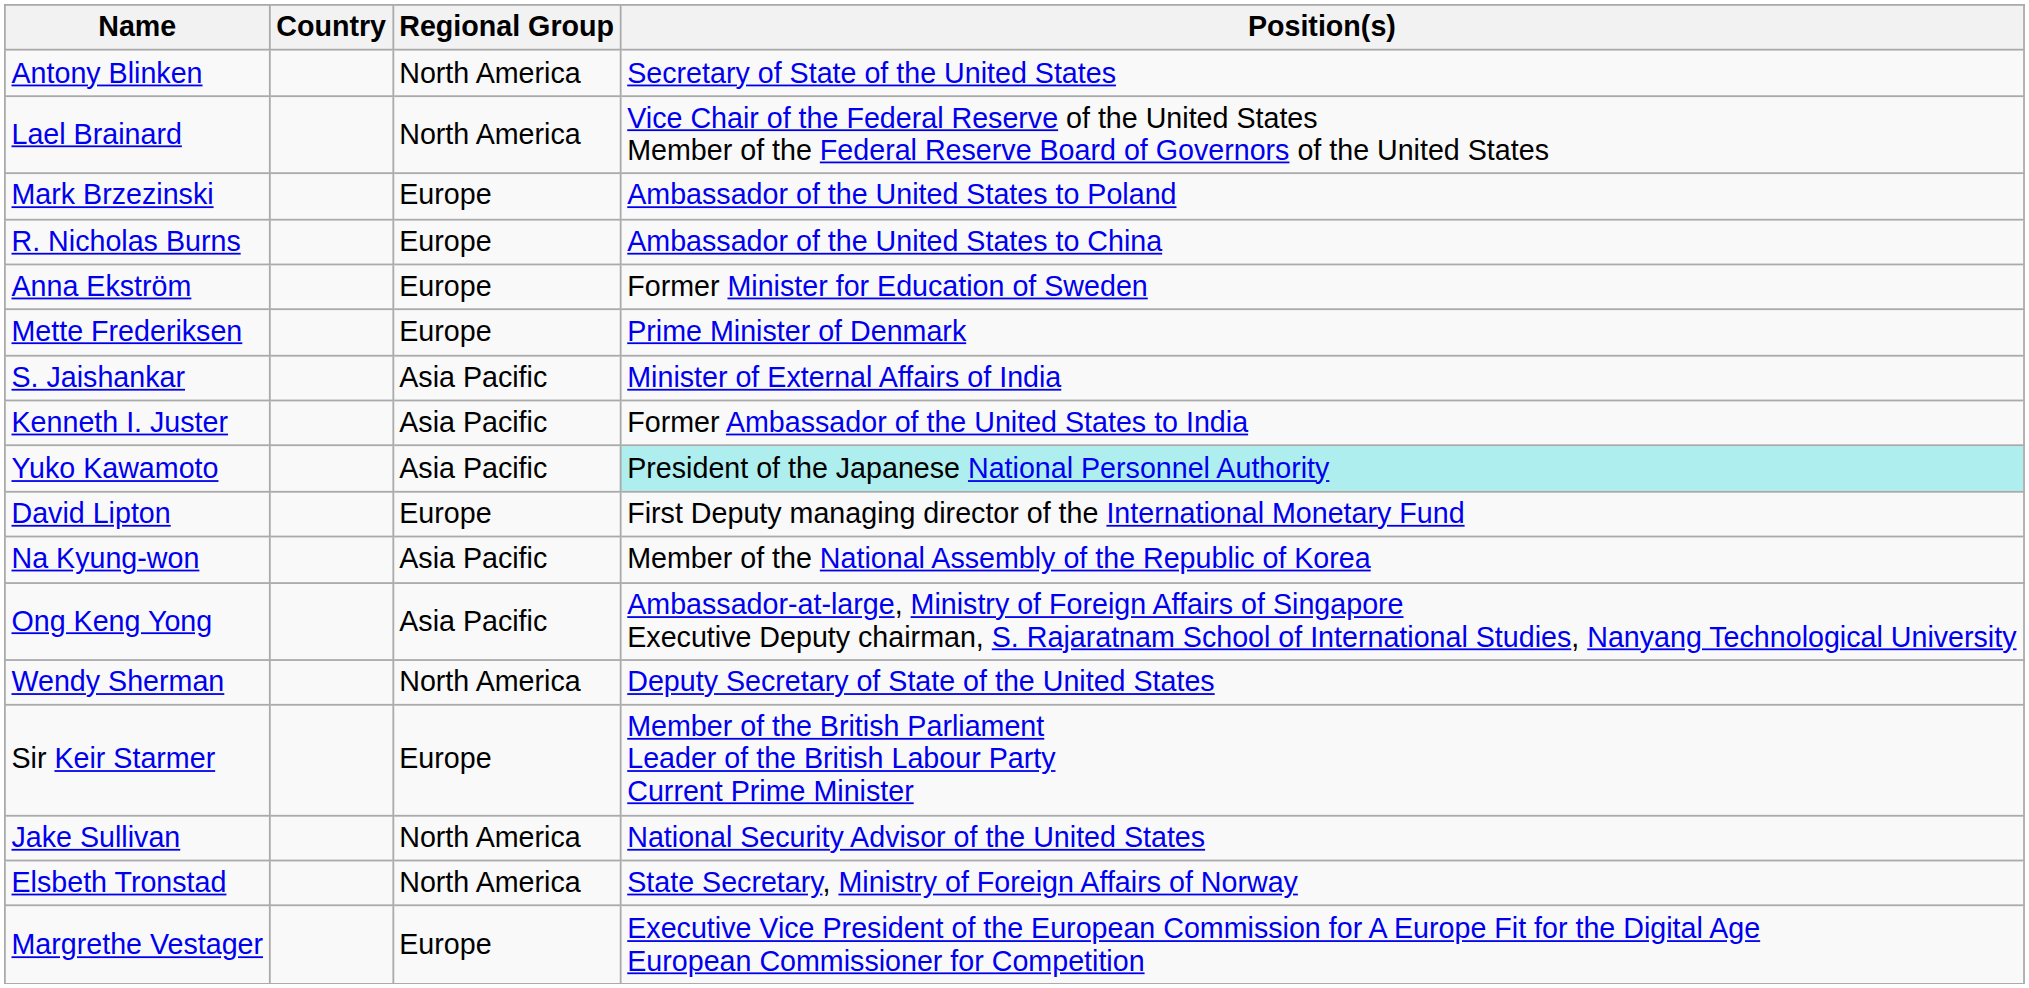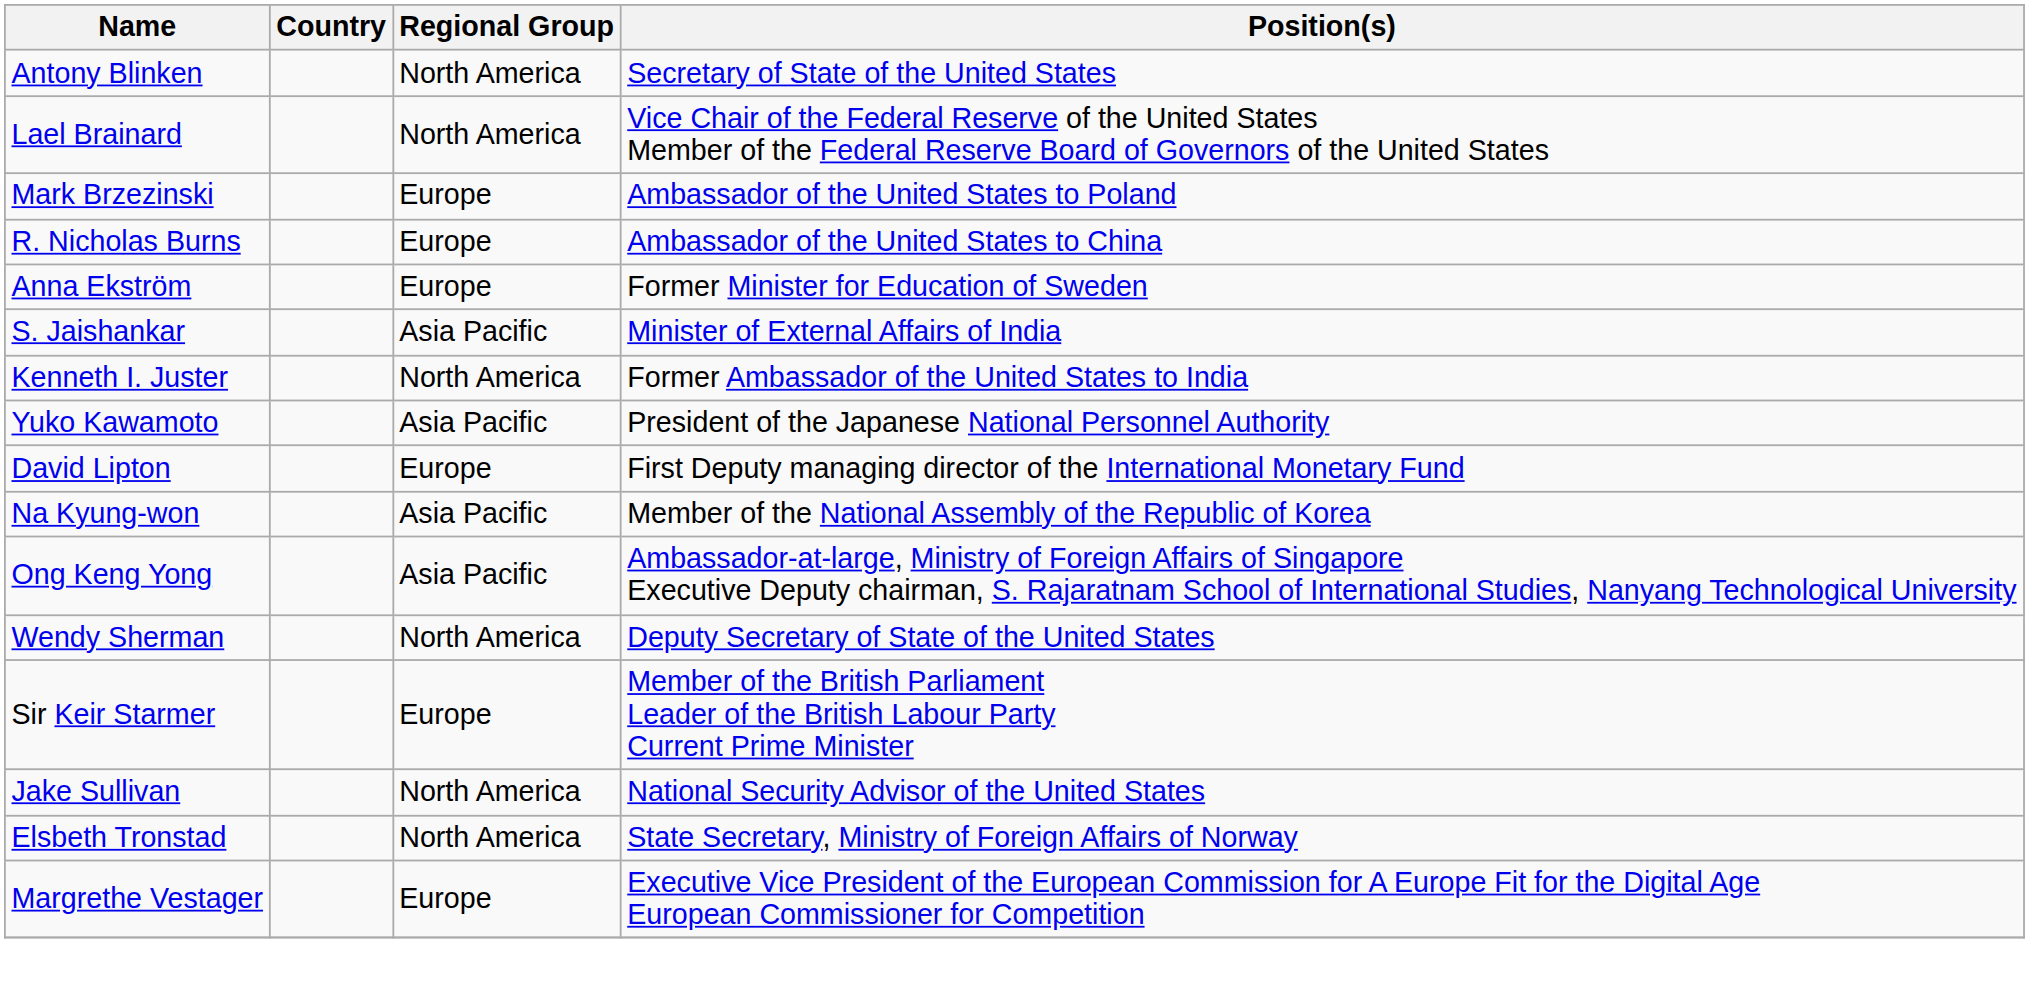- row: (127, 331)
(473, 422) Asia Pacific -> (490, 377) North America
(978, 468) paleturquoise background -> (978, 422) no background
